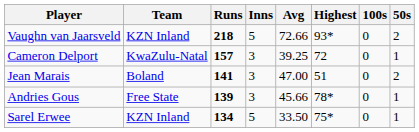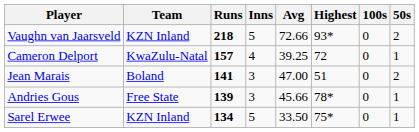(252, 55) 3 -> (252, 55) 4
